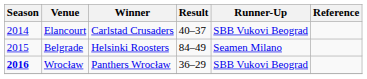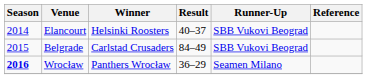(132, 30) Carlstad Crusaders -> (130, 30) Helsinki Roosters
(130, 47) Helsinki Roosters -> (132, 47) Carlstad Crusaders
(248, 47) Seamen Milano -> (261, 47) SBB Vukovi Beograd
(261, 64) SBB Vukovi Beograd -> (248, 64) Seamen Milano
